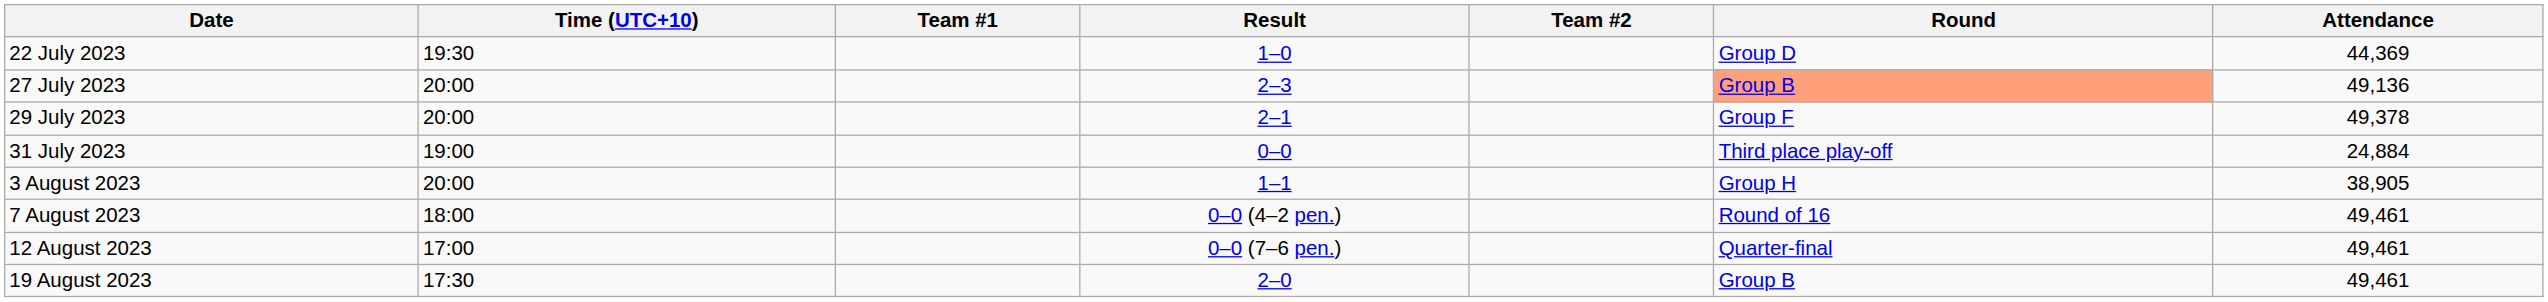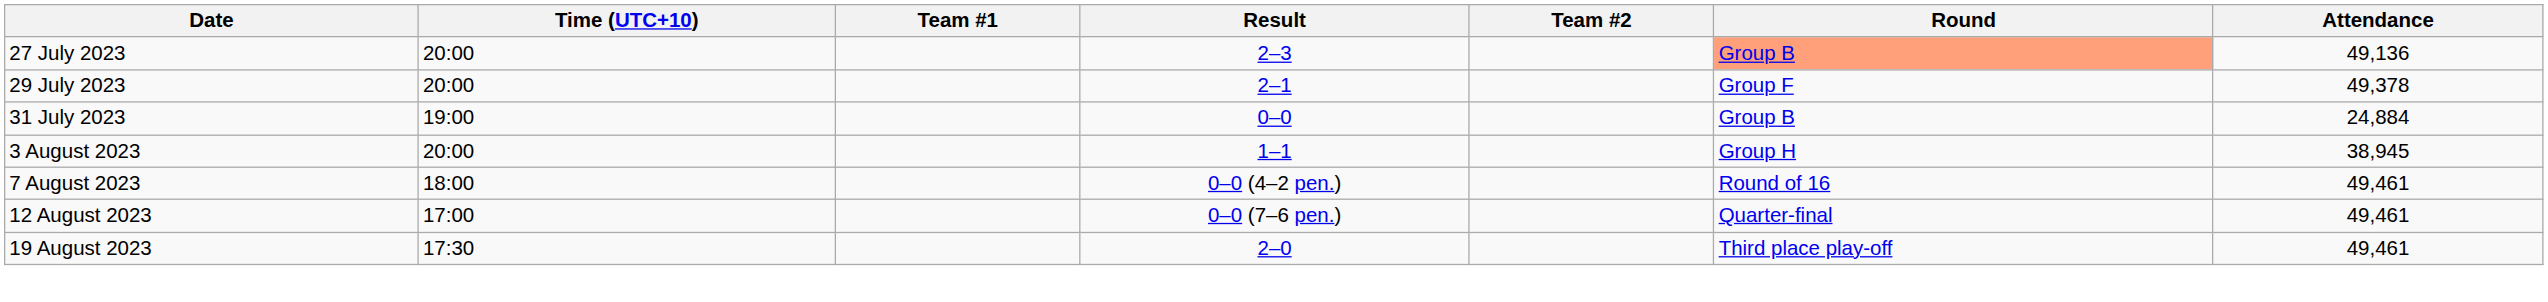- row: (67, 53)
(1806, 150) Third place play-off -> (1757, 118) Group B
(2378, 183) 38,905 -> (2378, 150) 38,945
(1757, 280) Group B -> (1806, 248) Third place play-off
